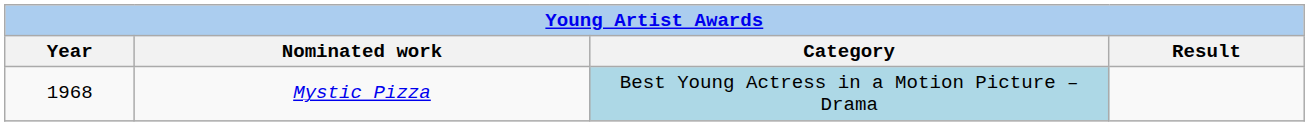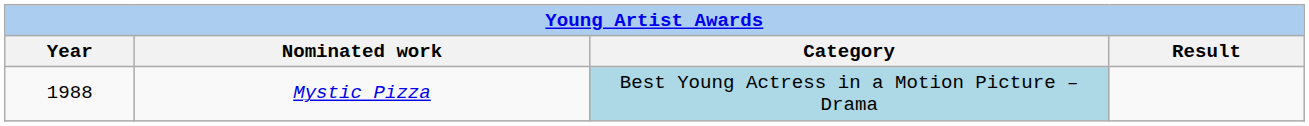(70, 94) 1968 -> (70, 94) 1988
